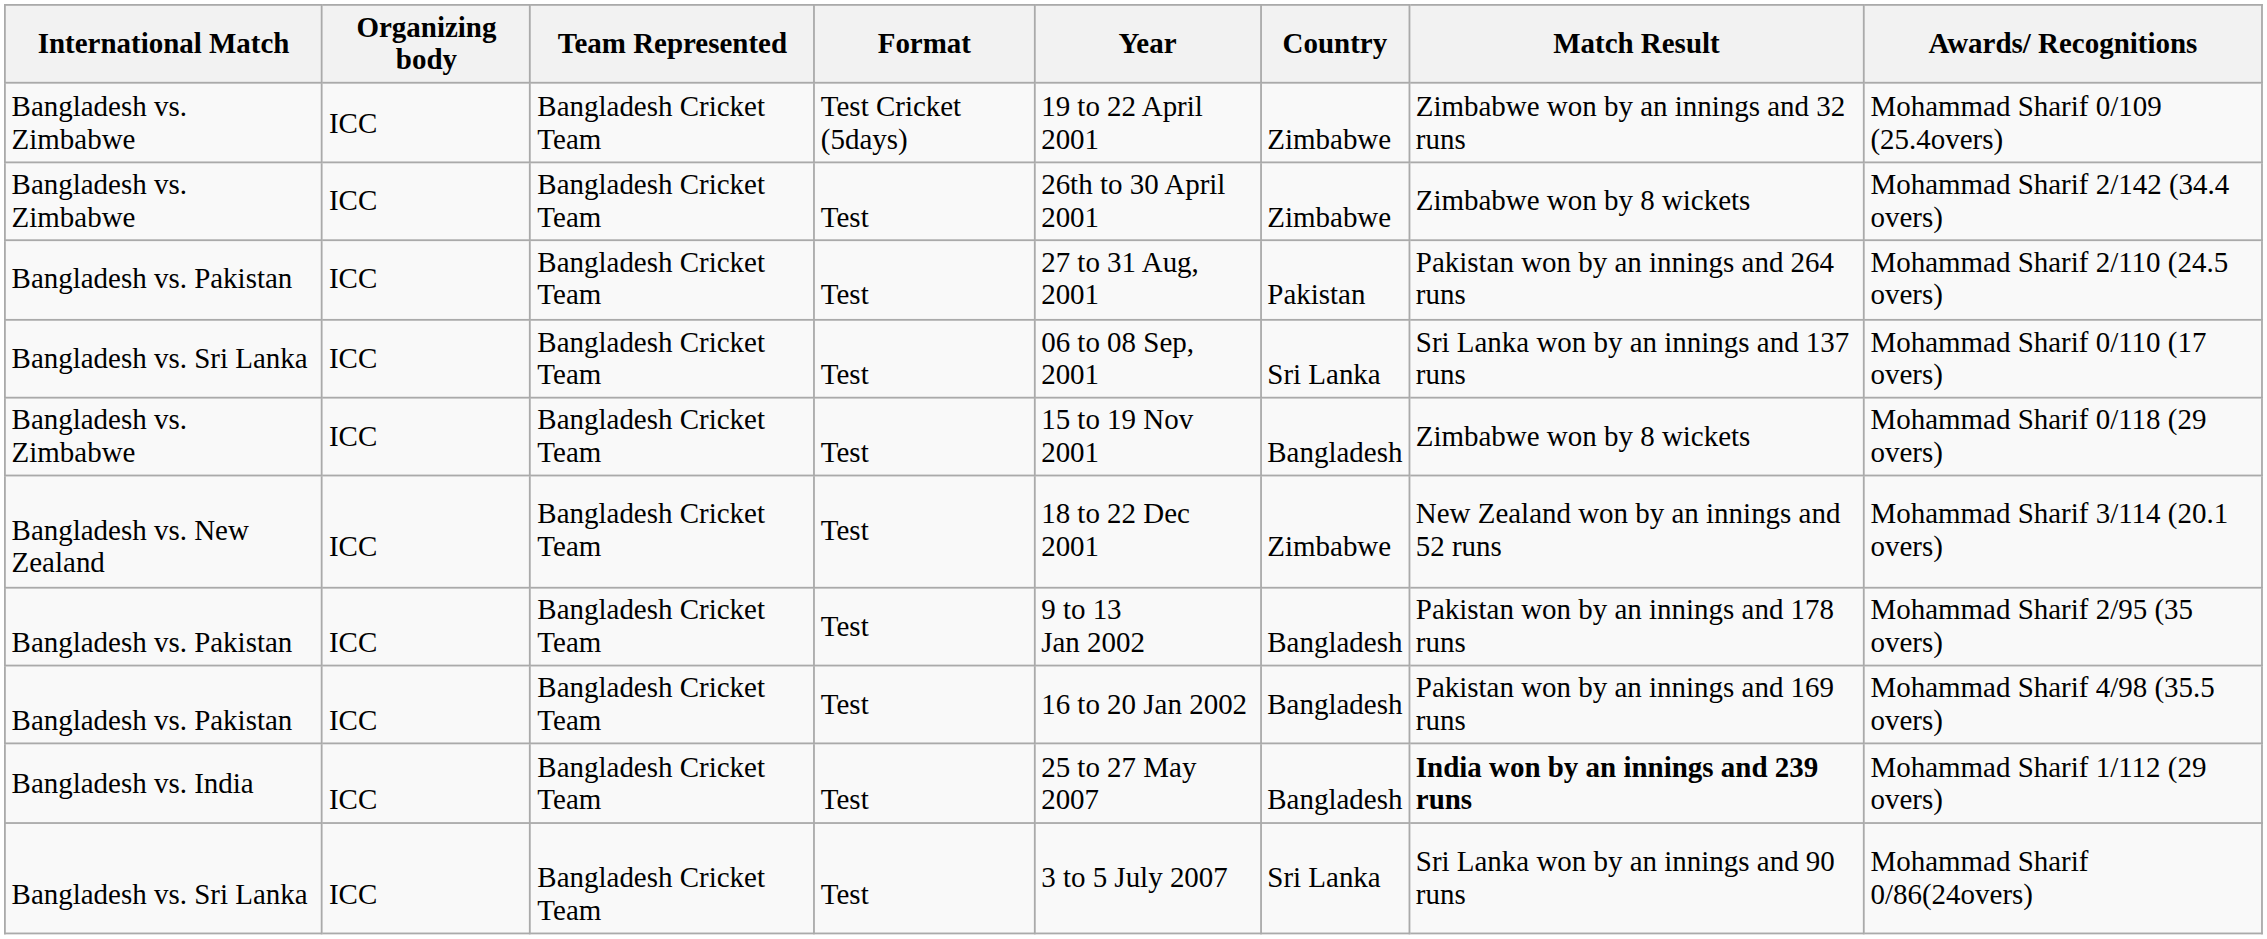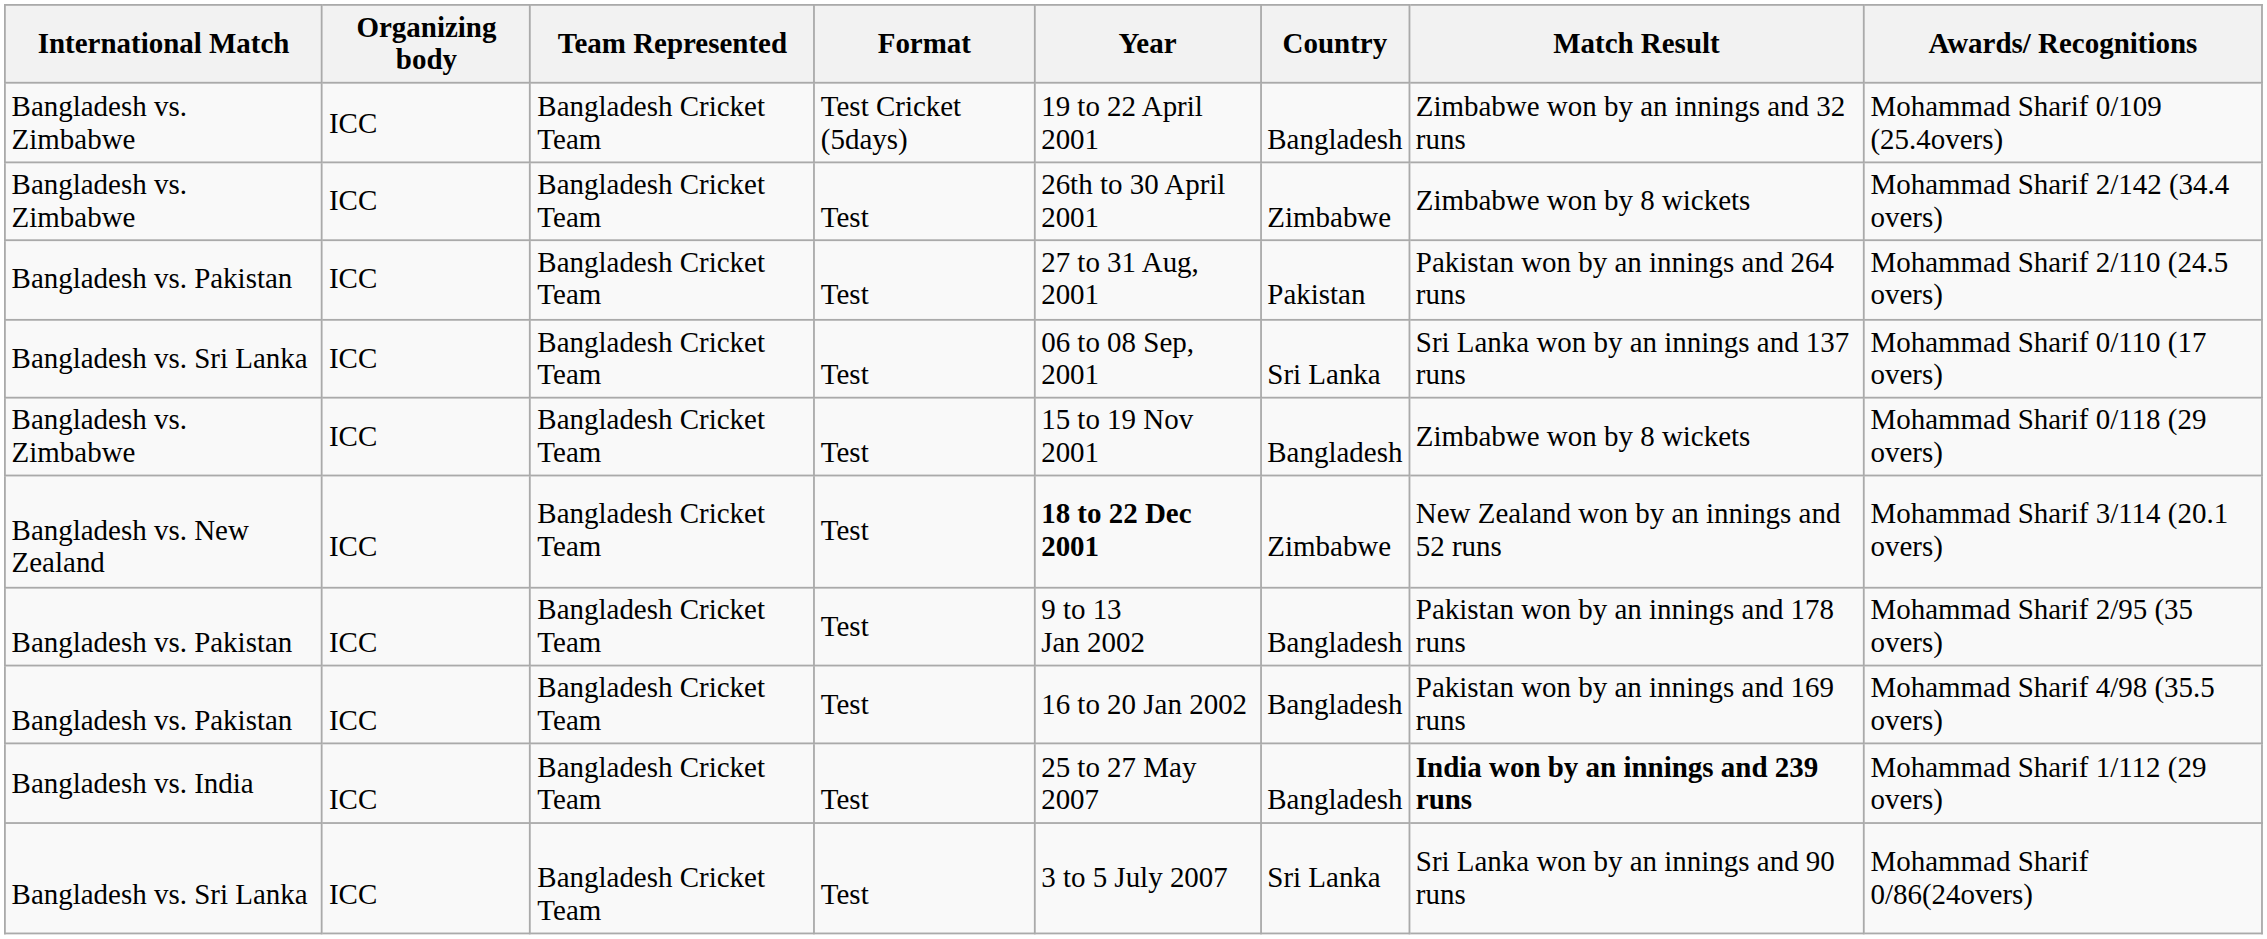(1329, 138) Zimbabwe -> (1335, 138) Bangladesh
(1116, 531) normal -> (1116, 531) bold
